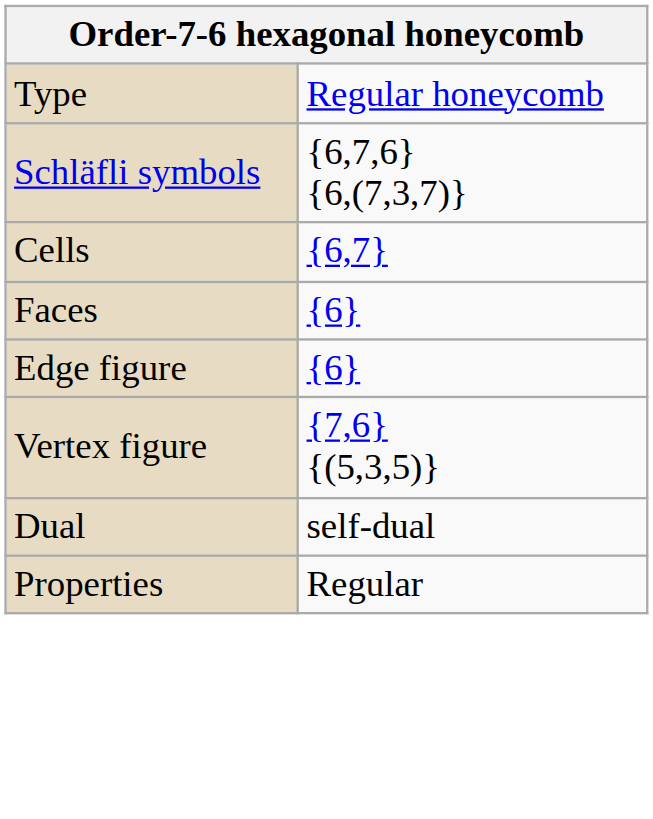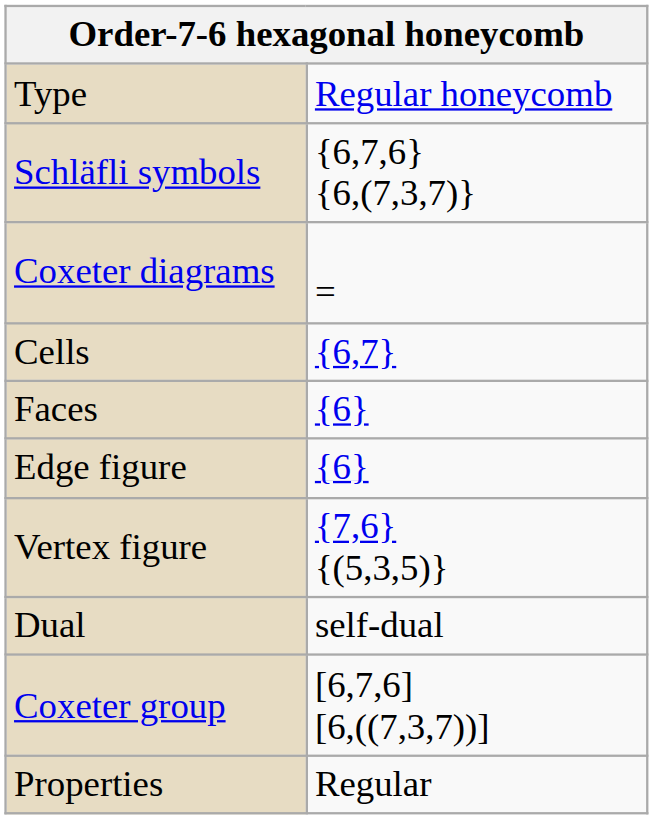+ row: (144, 271)
+ row: (120, 704)
